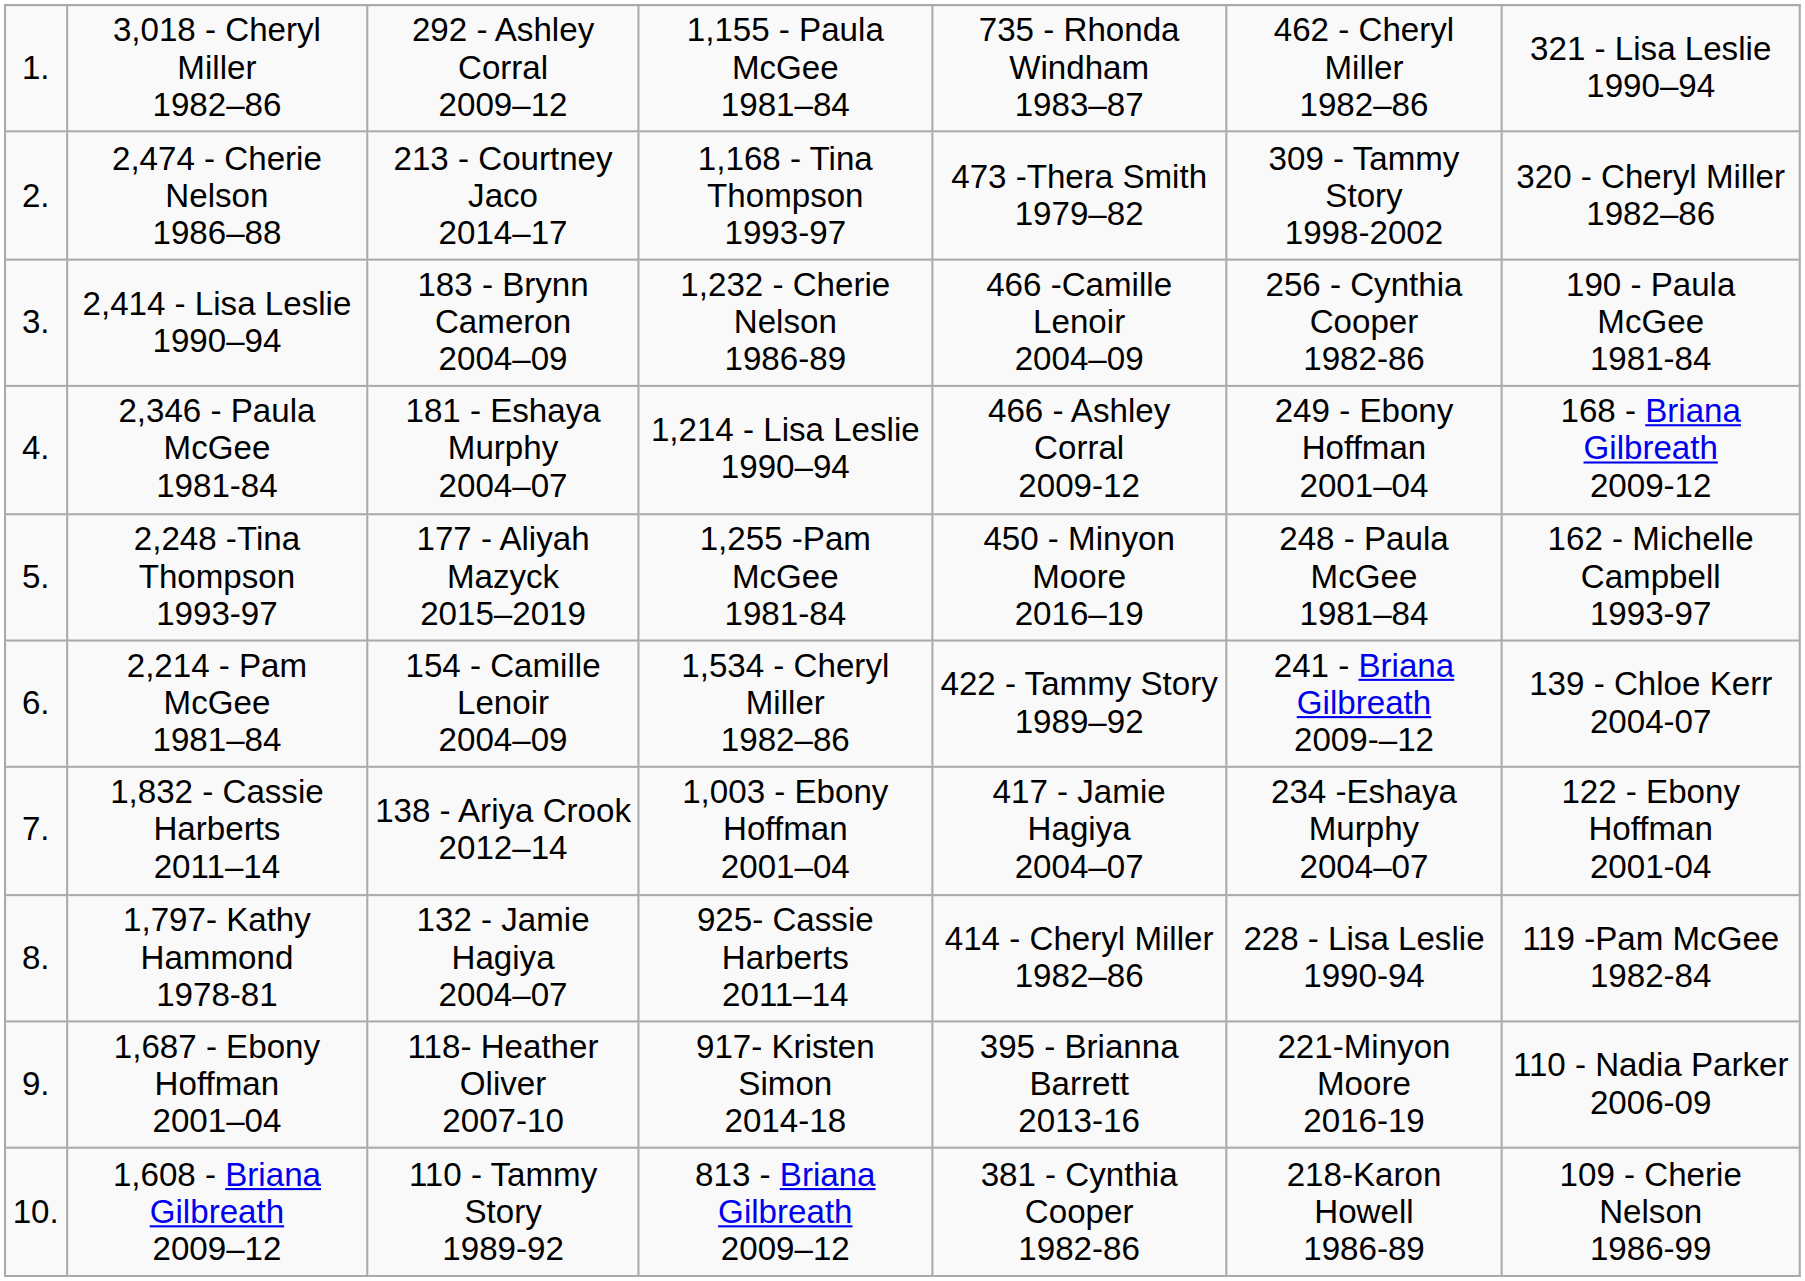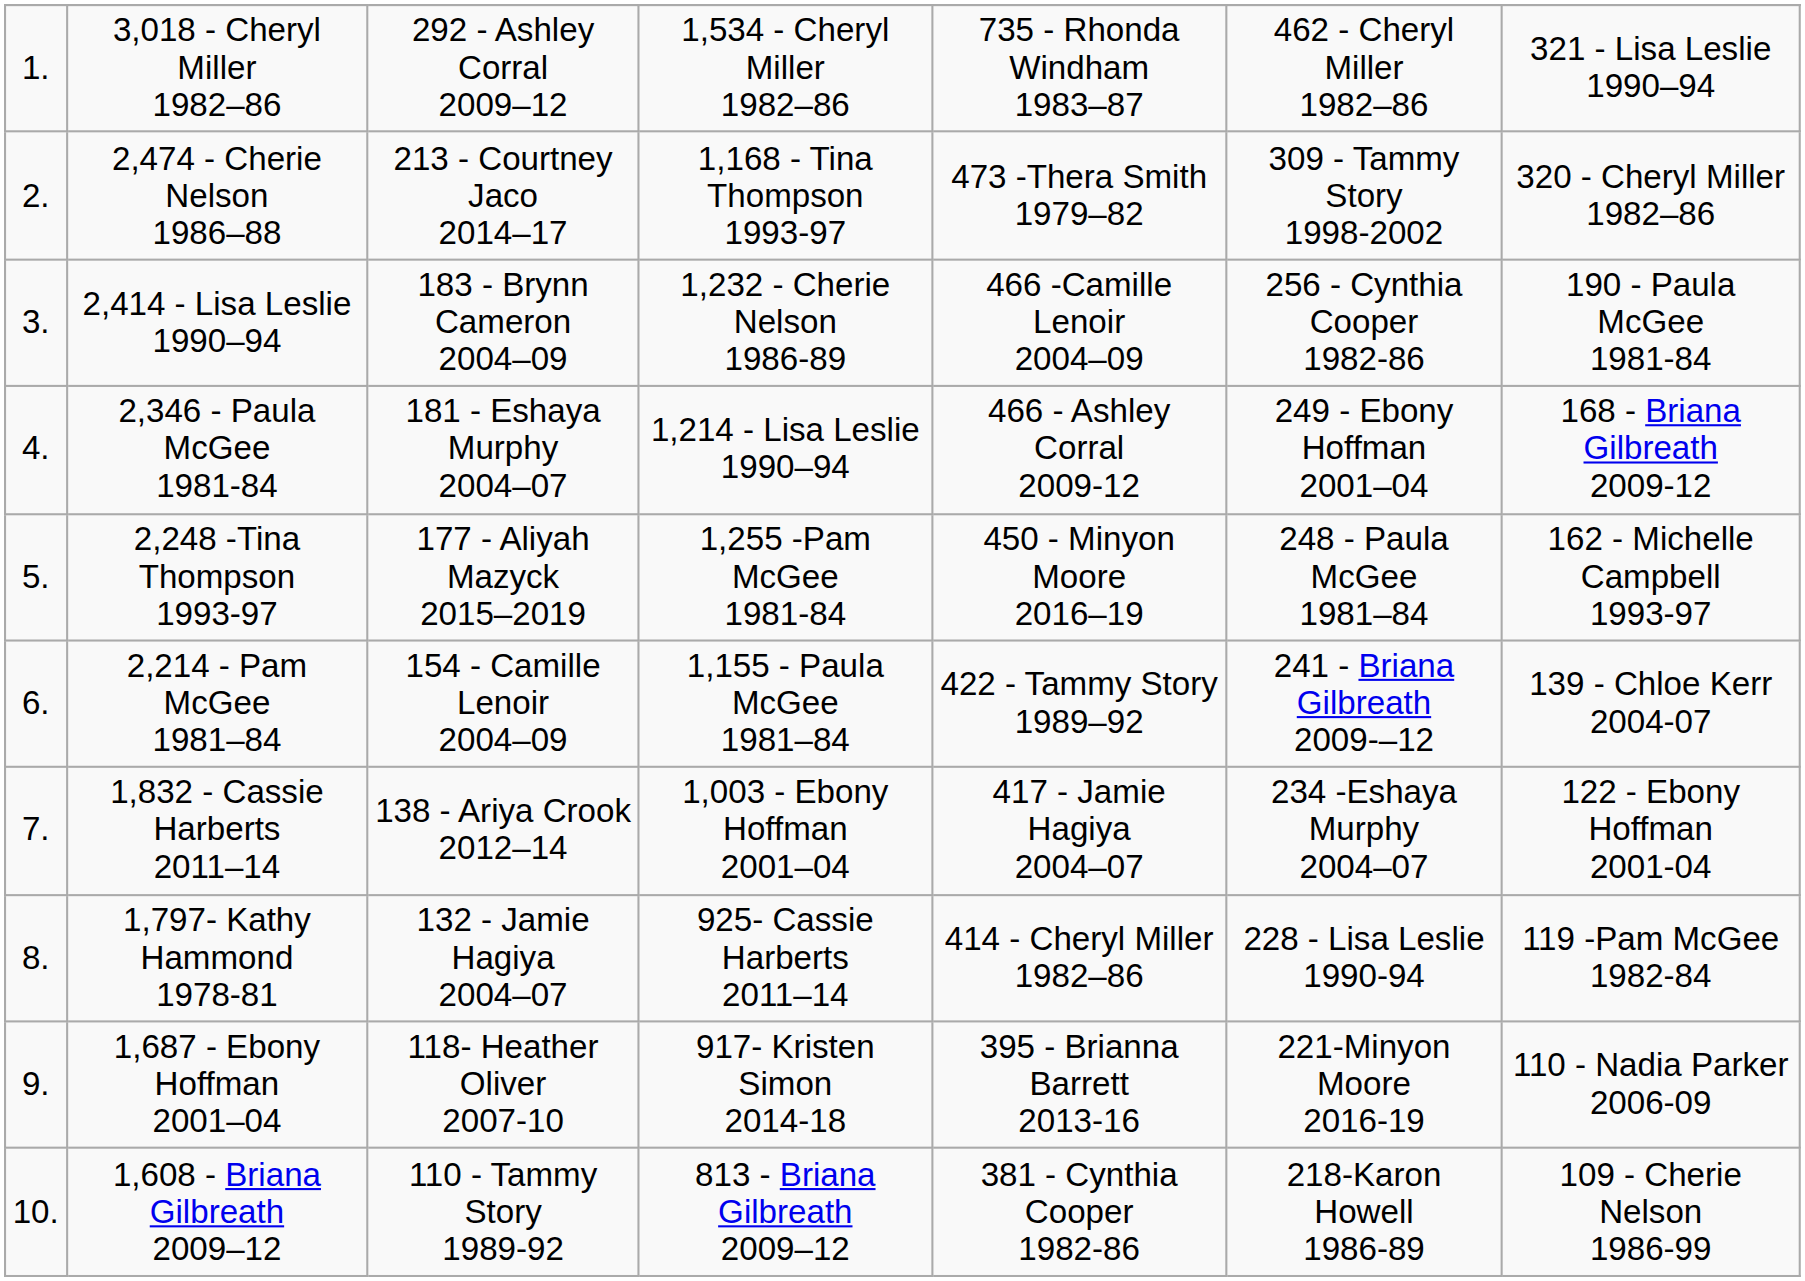(785, 68) 1,155 - Paula McGee 1981–84 -> (785, 68) 1,534 - Cheryl Miller 1982–86
(785, 703) 1,534 - Cheryl Miller 1982–86 -> (785, 703) 1,155 - Paula McGee 1981–84
